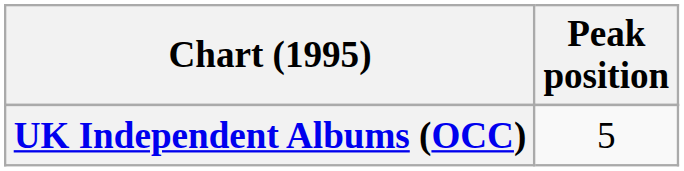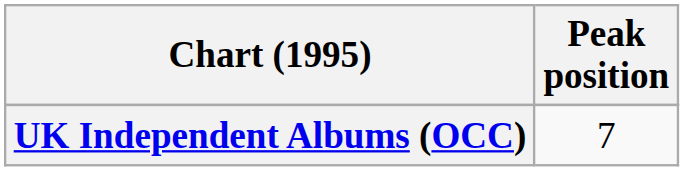(606, 134) 5 -> (606, 134) 7
